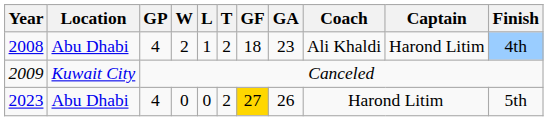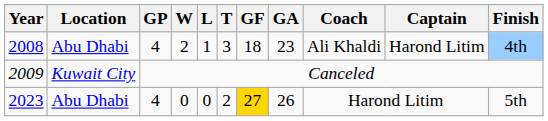(227, 45) 2 -> (227, 45) 3
